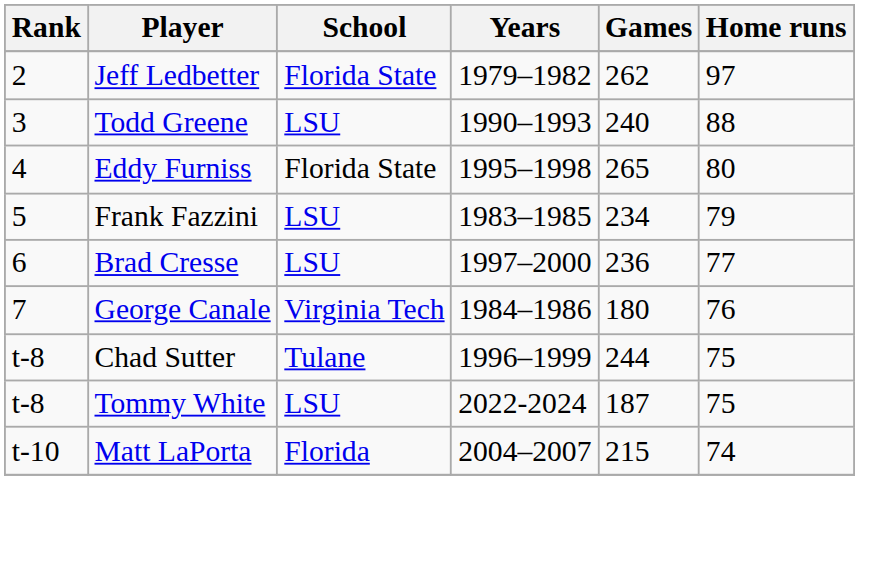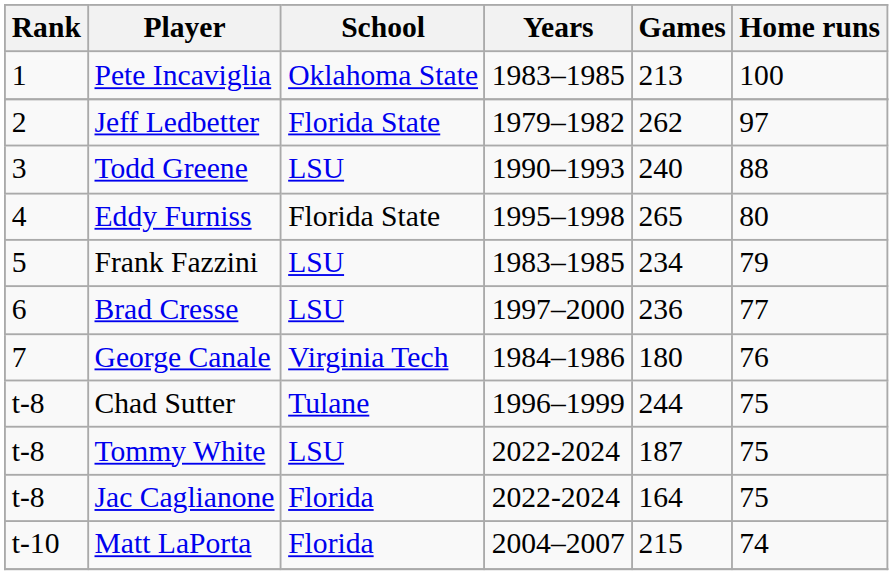+ row: (183, 74)
+ row: (185, 497)
